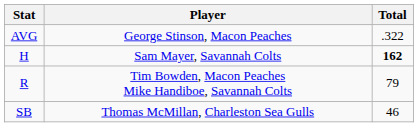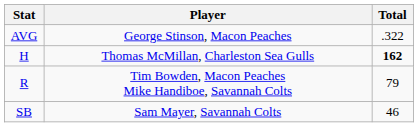(208, 55) Sam Mayer, Savannah Colts -> (208, 55) Thomas McMillan, Charleston Sea Gulls
(208, 111) Thomas McMillan, Charleston Sea Gulls -> (208, 111) Sam Mayer, Savannah Colts
